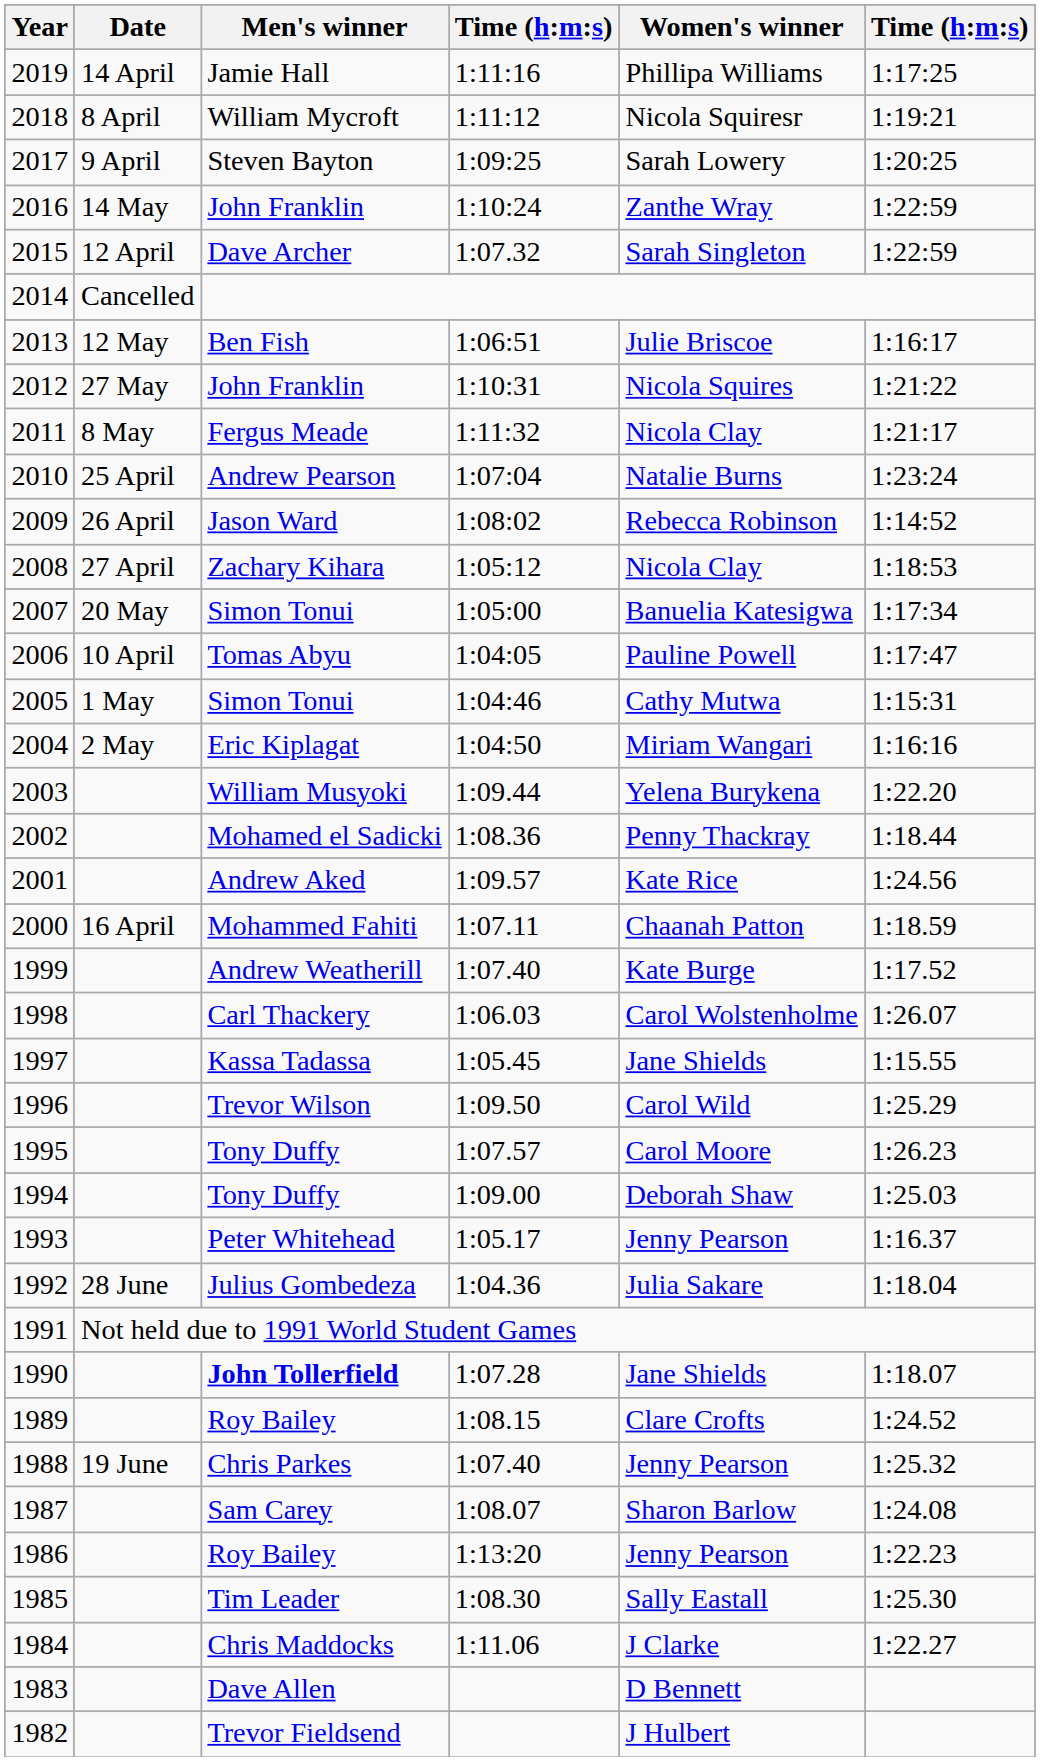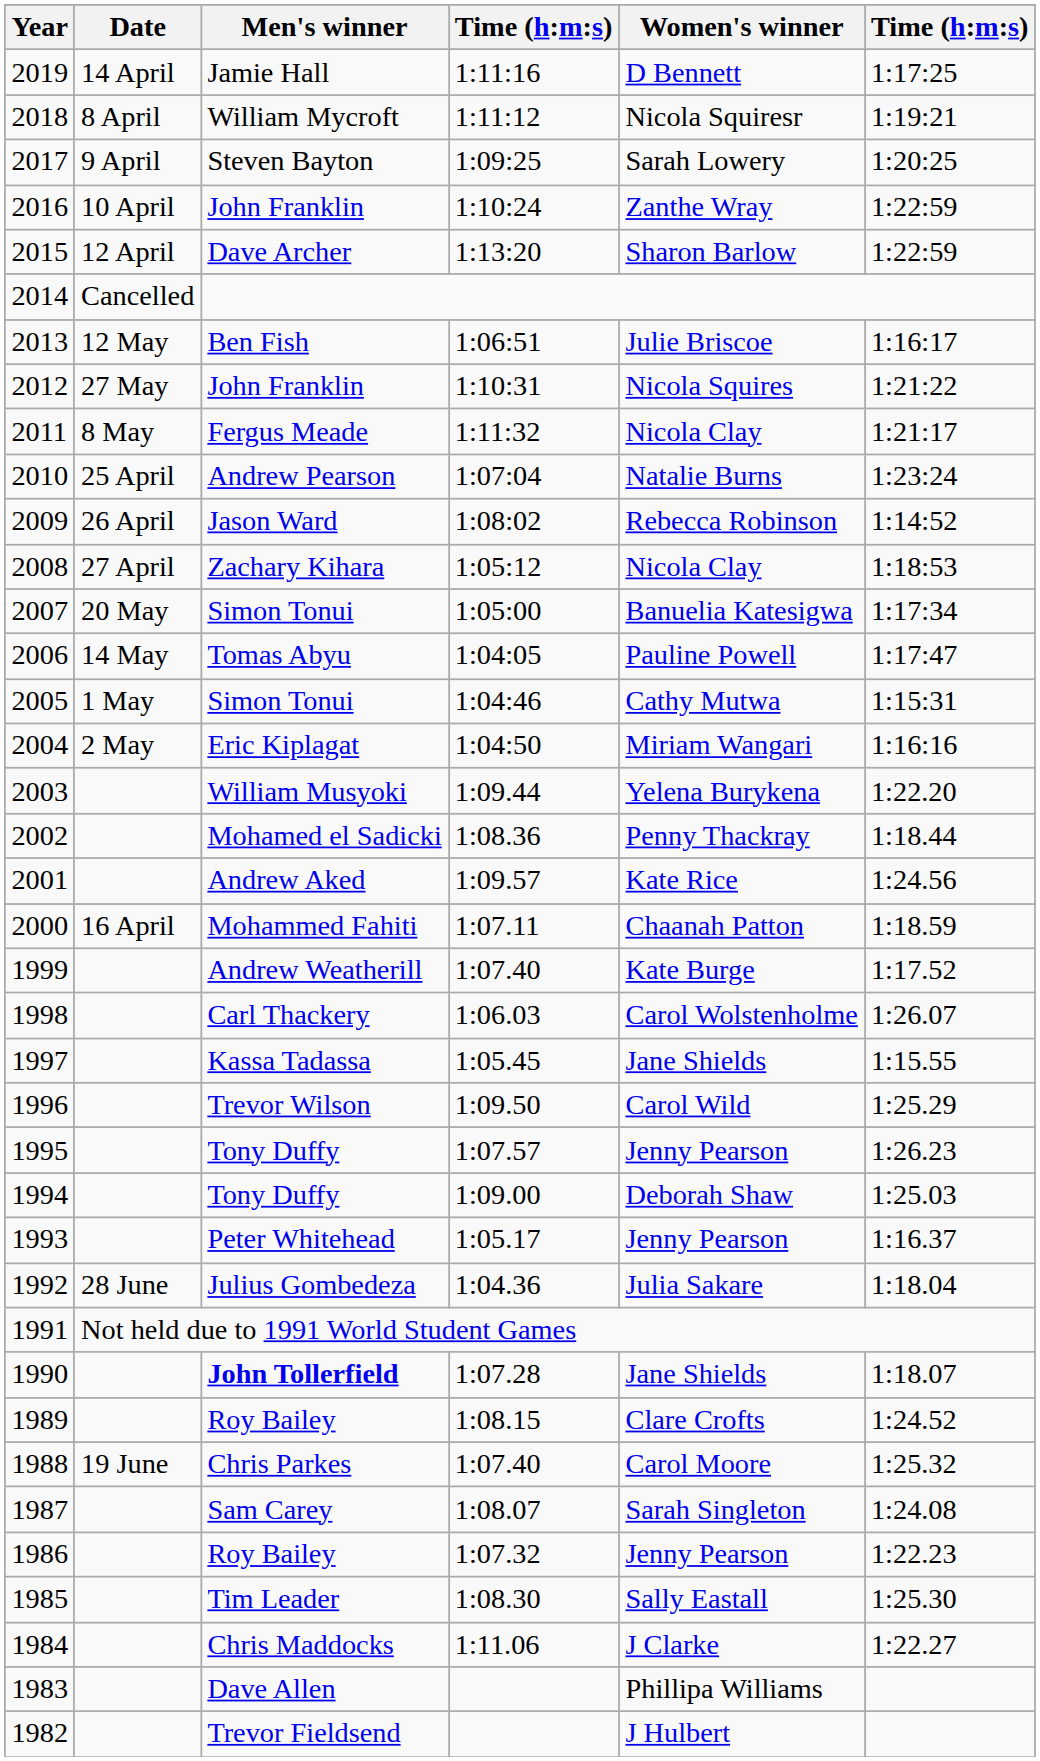(724, 71) Phillipa Williams -> (683, 71) D Bennett
(125, 206) 14 May -> (128, 206) 10 April
(498, 251) 1:07.32 -> (498, 251) 1:13:20
(716, 251) Sarah Singleton -> (711, 251) Sharon Barlow
(128, 655) 10 April -> (125, 655) 14 May
(698, 1149) Carol Moore -> (707, 1149) Jenny Pearson
(707, 1464) Jenny Pearson -> (698, 1464) Carol Moore
(711, 1509) Sharon Barlow -> (716, 1509) Sarah Singleton
(498, 1554) 1:13:20 -> (498, 1554) 1:07.32
(683, 1688) D Bennett -> (724, 1688) Phillipa Williams
